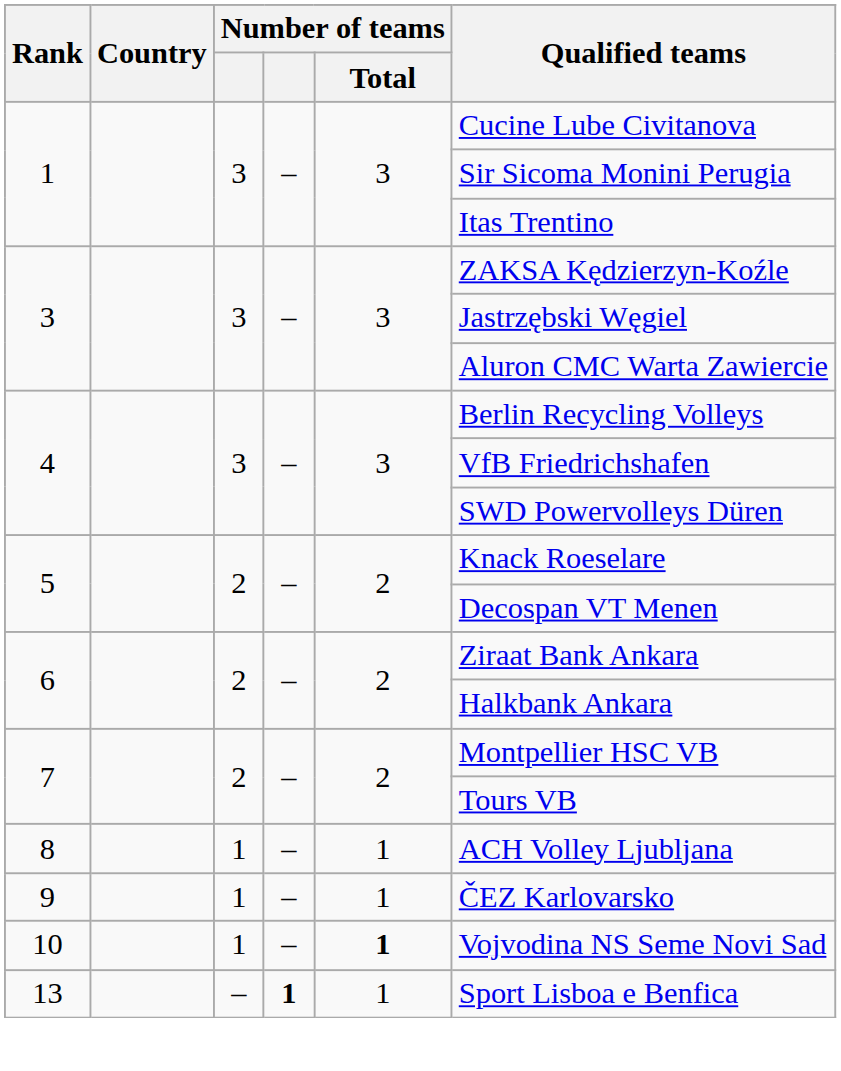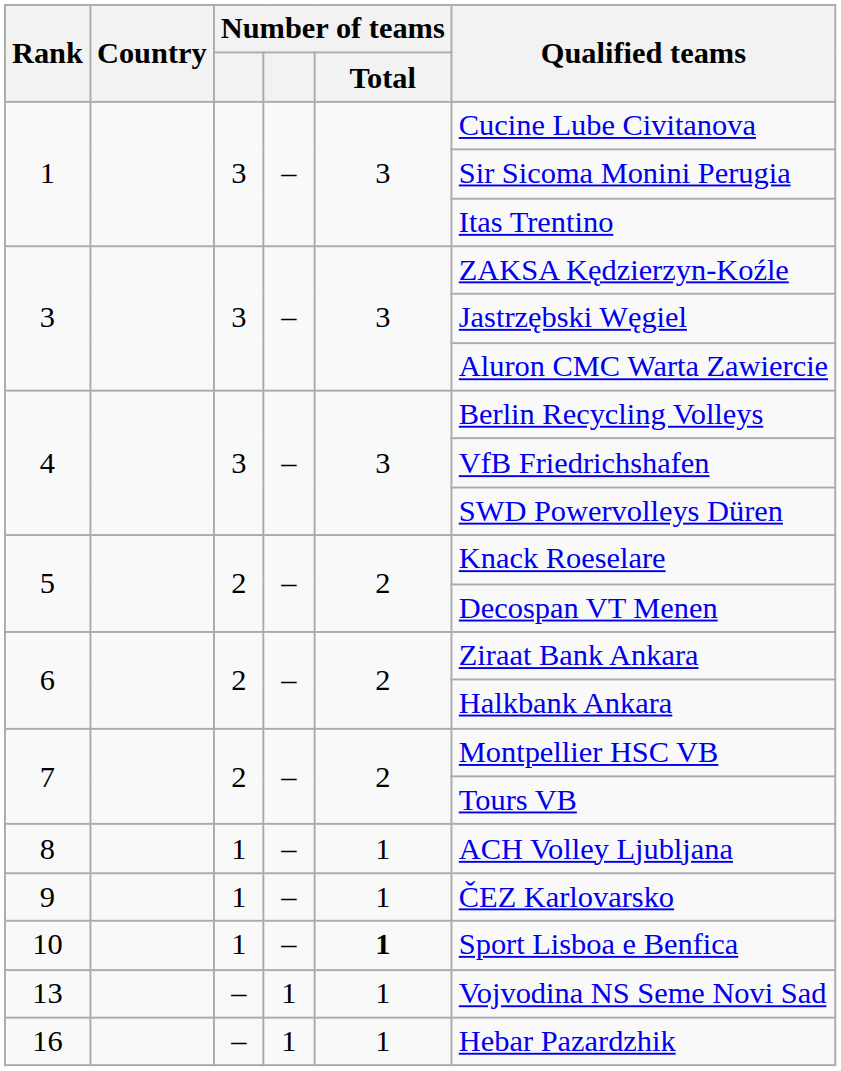(643, 944) Vojvodina NS Seme Novi Sad -> (599, 944) Sport Lisboa e Benfica
(289, 992) bold -> (289, 992) normal
(599, 992) Sport Lisboa e Benfica -> (643, 992) Vojvodina NS Seme Novi Sad
+ row: (47, 1041)
